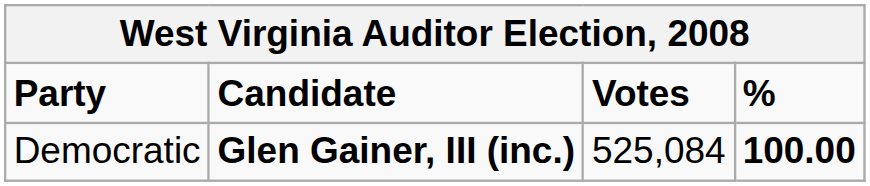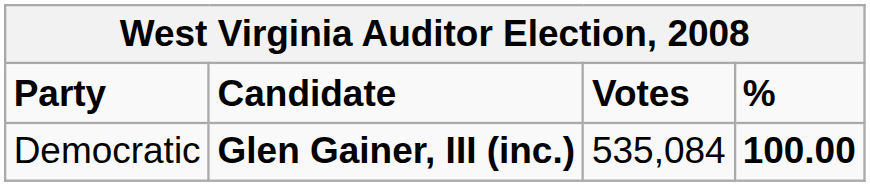(659, 151) 525,084 -> (659, 151) 535,084
